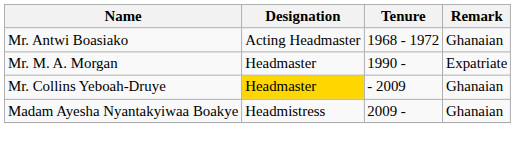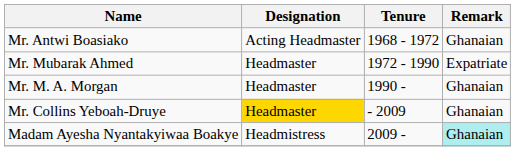+ row: (71, 63)
(477, 63) Expatriate -> (475, 87) Ghanaian
(475, 110) no background -> (475, 134) paleturquoise background
